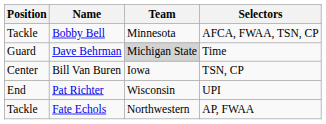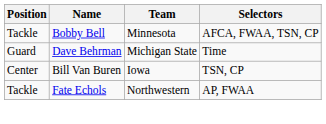(162, 52) lightgrey background -> (162, 52) no background
- row: (78, 90)
